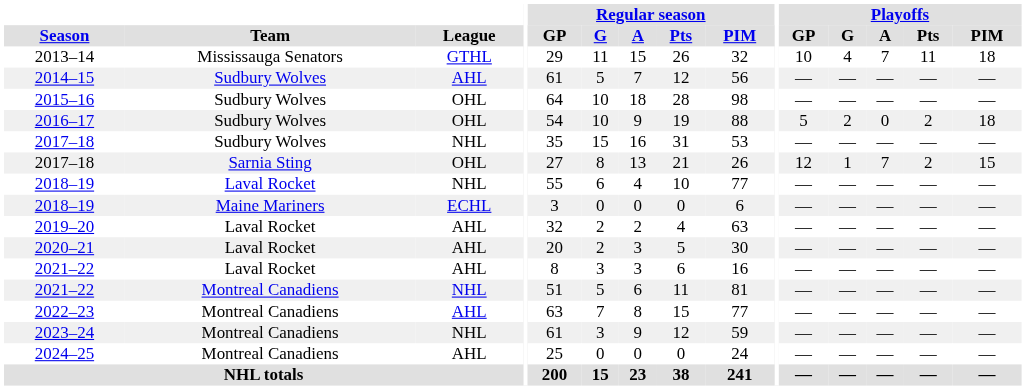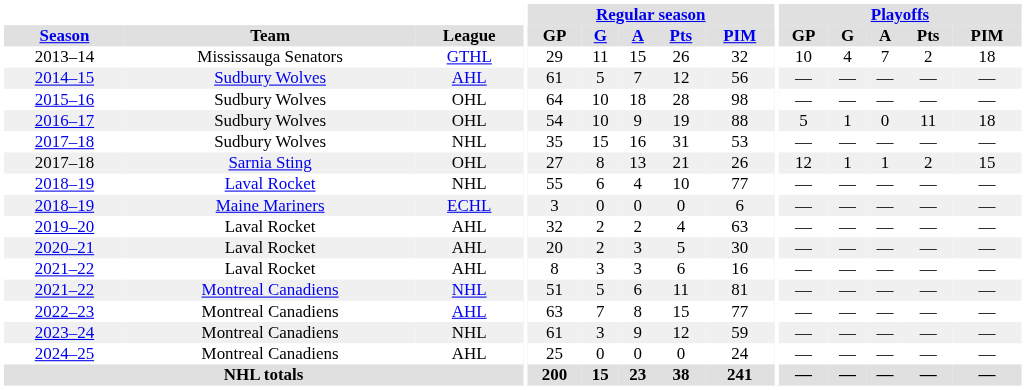(928, 56) 11 -> (928, 56) 2
(848, 120) 2 -> (848, 120) 1
(928, 120) 2 -> (928, 120) 11
(885, 162) 7 -> (885, 162) 1
